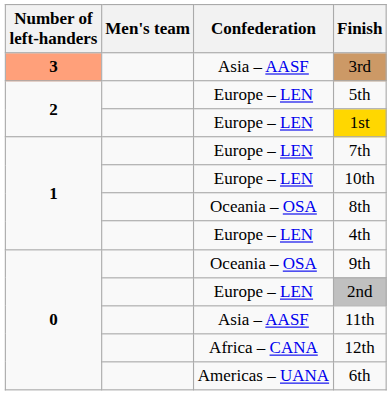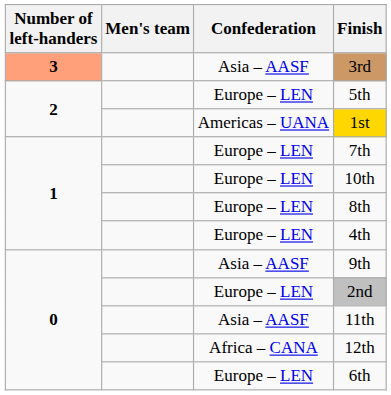(263, 123) Europe – LEN -> (263, 123) Americas – UANA
(263, 207) Oceania – OSA -> (263, 207) Europe – LEN
(263, 263) Oceania – OSA -> (263, 263) Asia – AASF
(263, 375) Americas – UANA -> (263, 375) Europe – LEN
